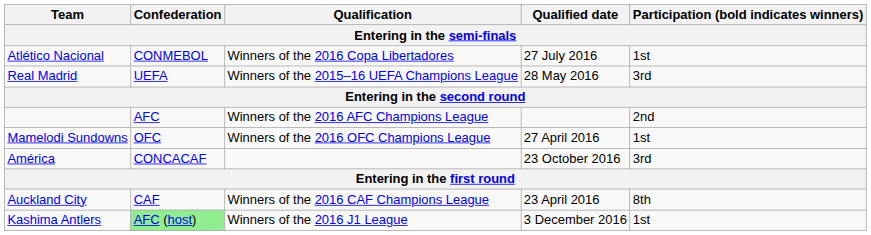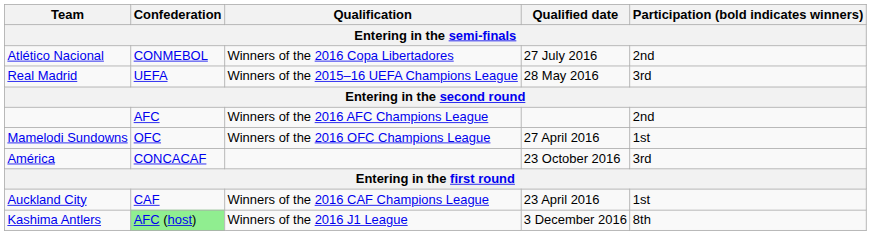(641, 55) 1st -> (644, 55) 2nd
(642, 199) 8th -> (641, 199) 1st
(641, 220) 1st -> (642, 220) 8th
